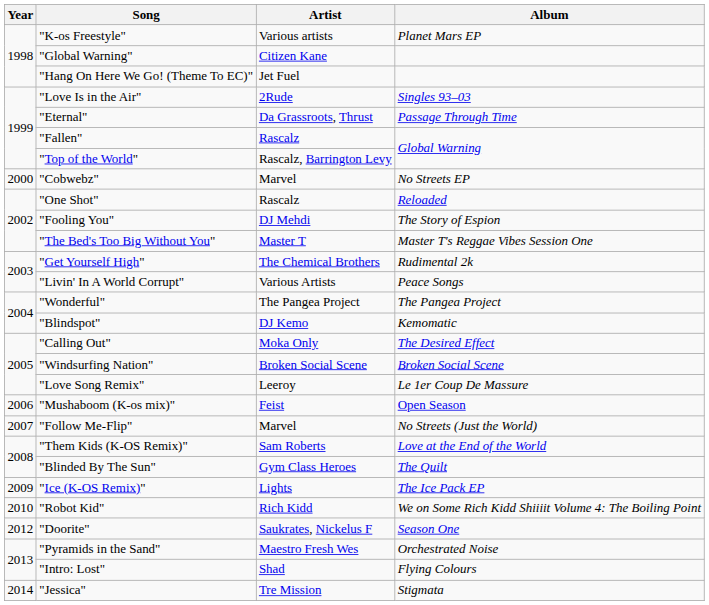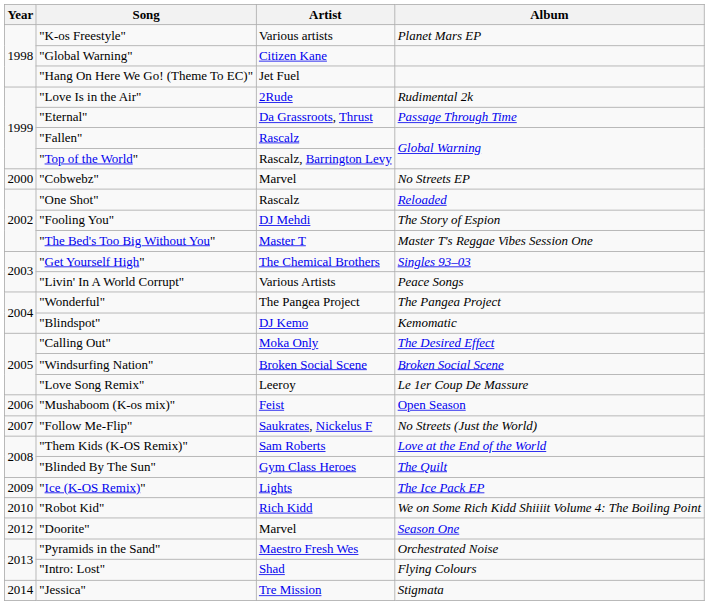(434, 96) Singles 93–03 -> (435, 96) Rudimental 2k
(435, 261) Rudimental 2k -> (434, 261) Singles 93–03
(278, 425) Marvel -> (316, 425) Saukrates, Nickelus F
(316, 528) Saukrates, Nickelus F -> (278, 528) Marvel
